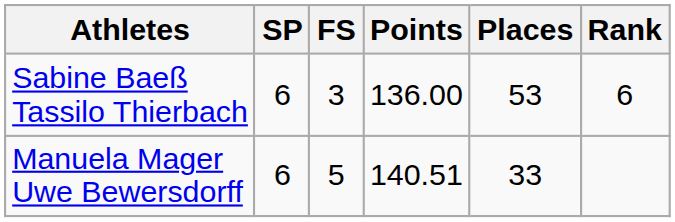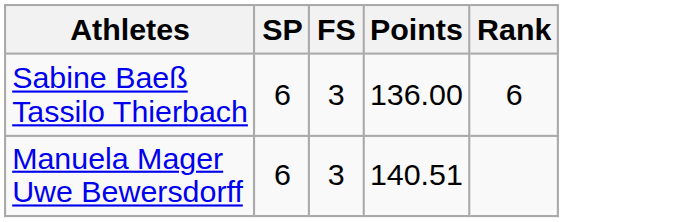- column: (525, 29)
(336, 176) 5 -> (336, 176) 3
